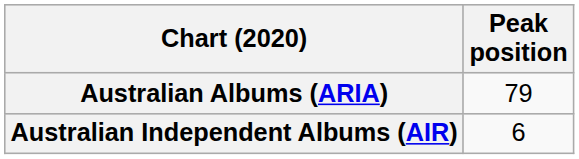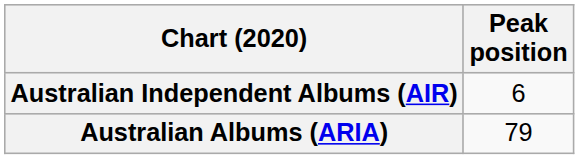rows swapped: (234, 93) <-> (234, 133)
